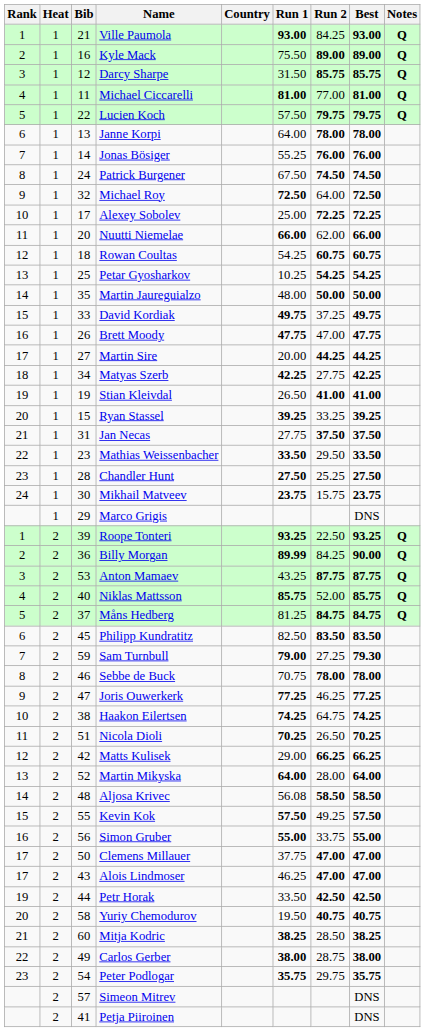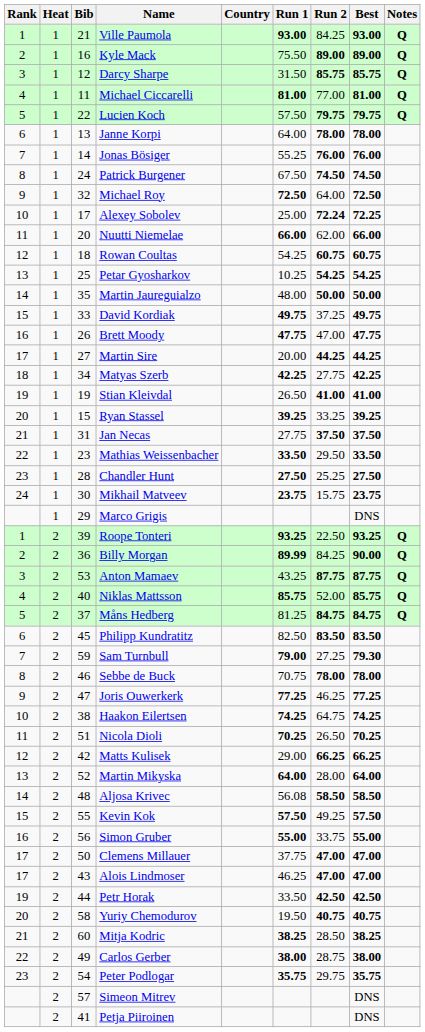(331, 214) 72.25 -> (331, 214) 72.24
